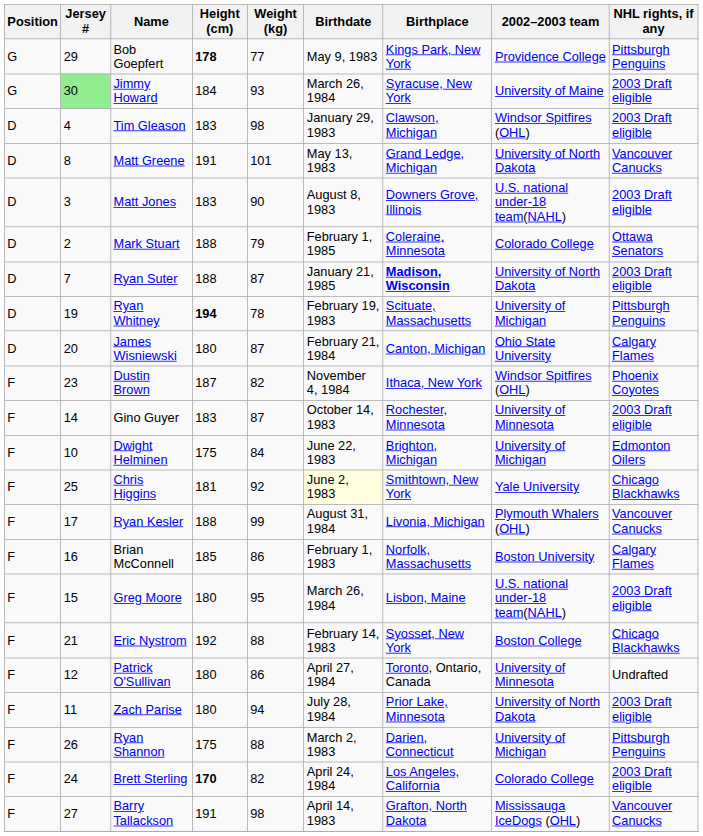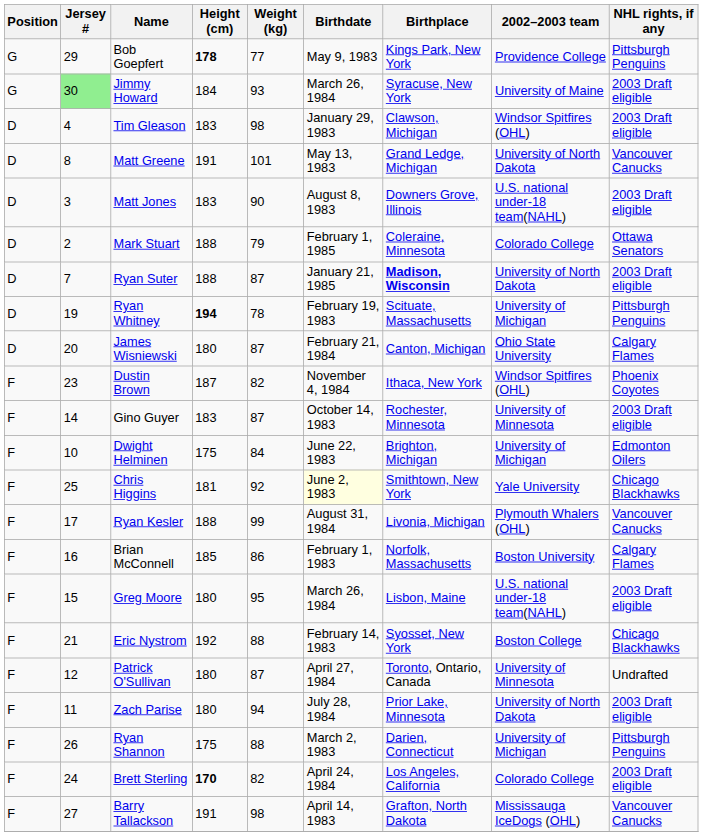(257, 675) 86 -> (257, 675) 87
